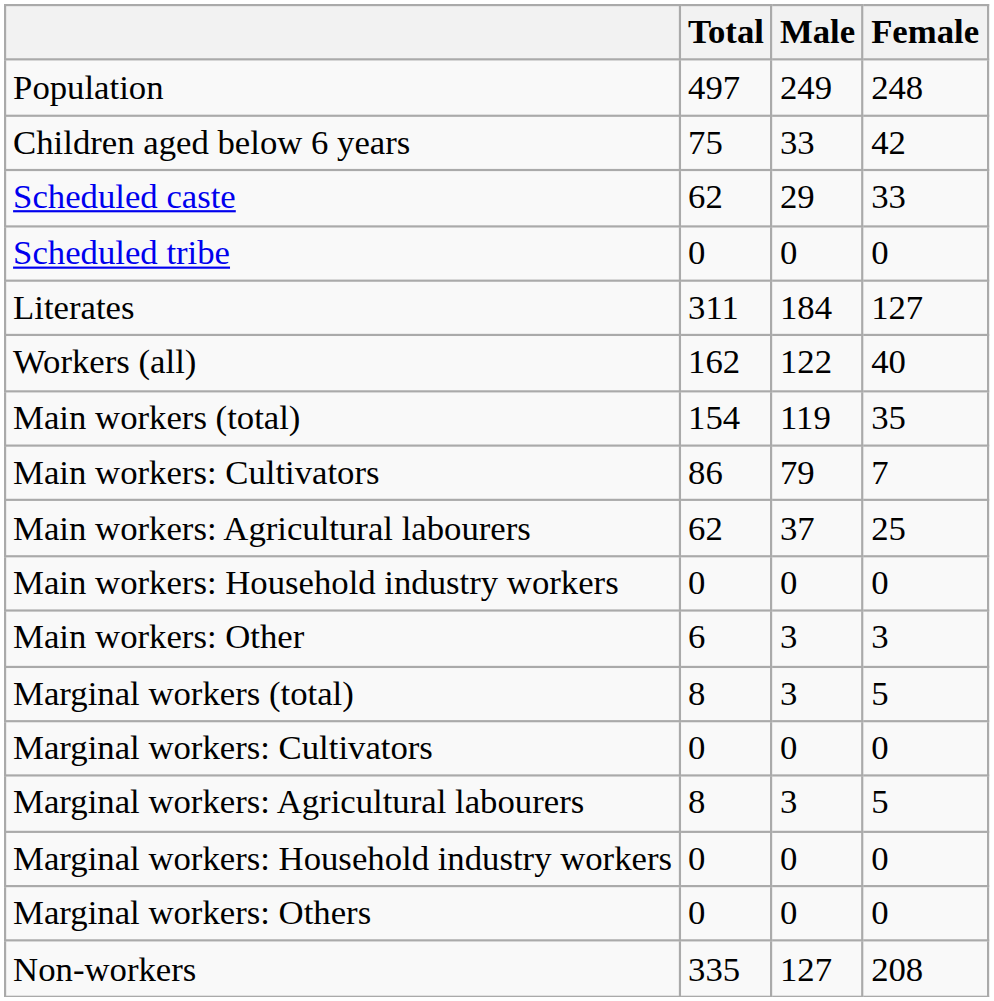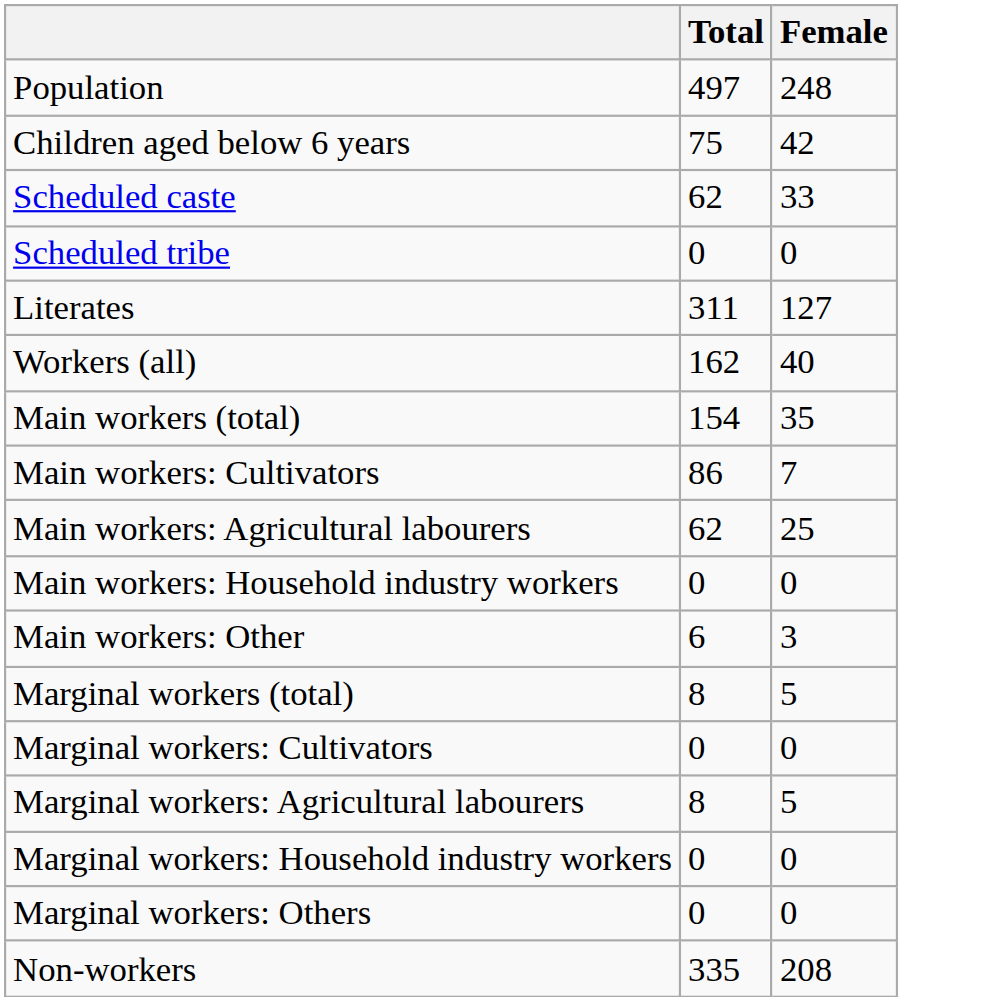- column: (818, 32)
